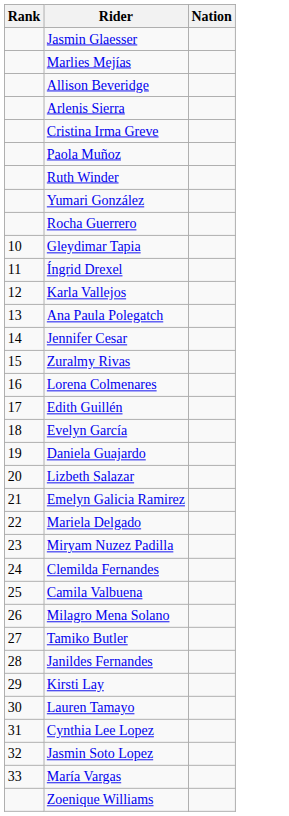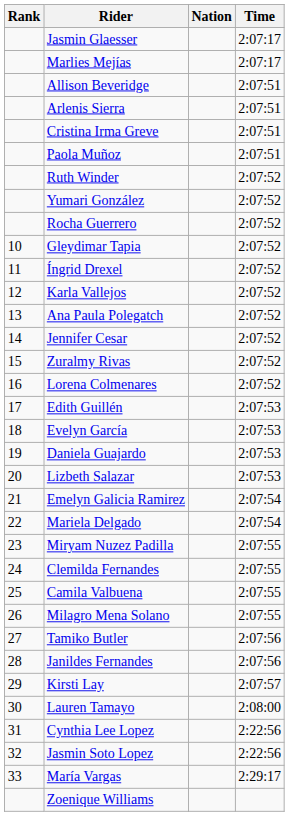+ column: (260, 16)
